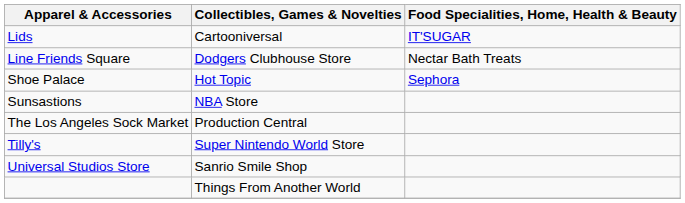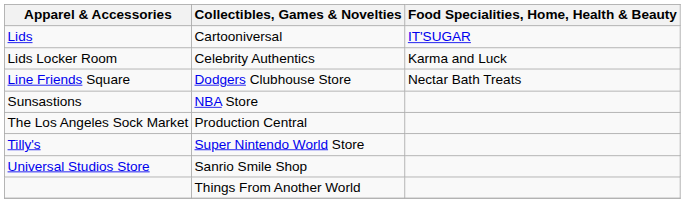+ row: (62, 58)
- row: (46, 79)
